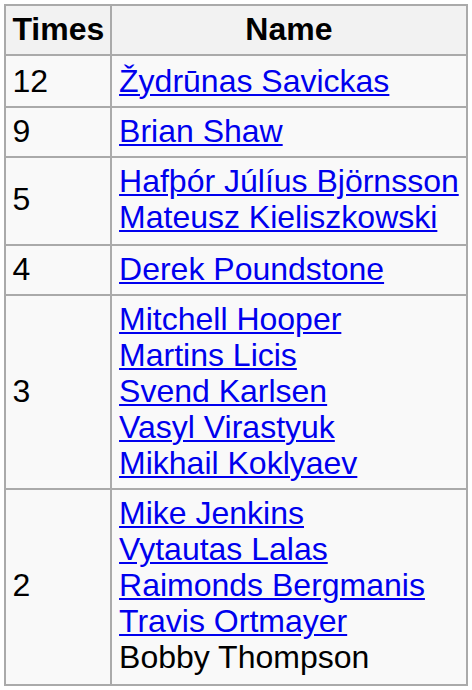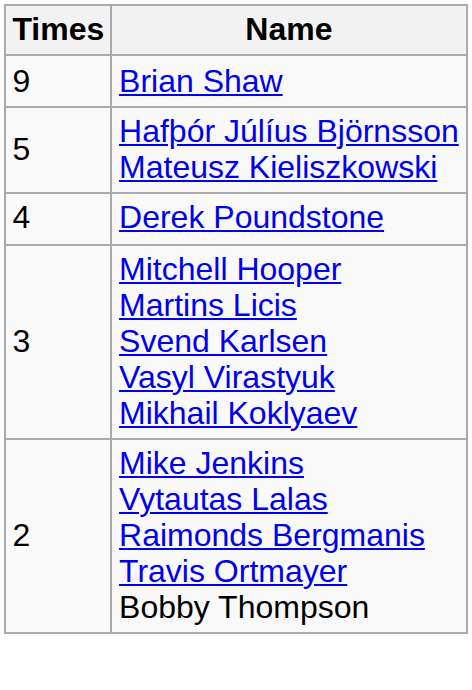- row: (254, 80)
